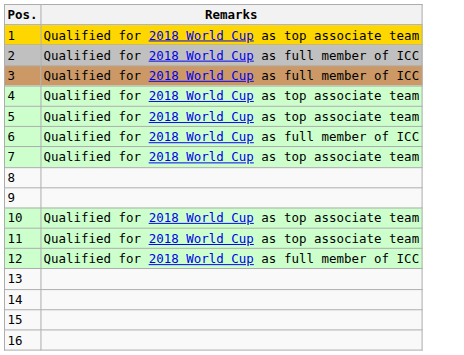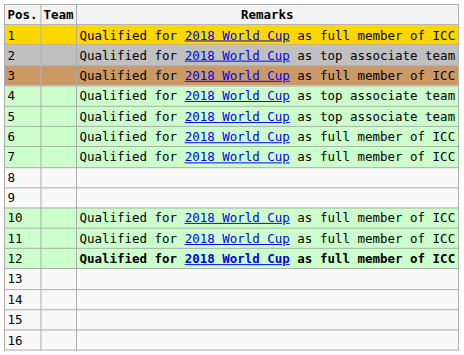+ column: (58, 15)
(231, 35) Qualified for 2018 World Cup as top associate team -> (267, 35) Qualified for 2018 World Cup as full member of ICC
(231, 55) Qualified for 2018 World Cup as full member of ICC -> (267, 55) Qualified for 2018 World Cup as top associate team
(231, 157) Qualified for 2018 World Cup as top associate team -> (267, 157) Qualified for 2018 World Cup as full member of ICC
(231, 218) Qualified for 2018 World Cup as top associate team -> (267, 218) Qualified for 2018 World Cup as full member of ICC
(231, 238) Qualified for 2018 World Cup as top associate team -> (267, 238) Qualified for 2018 World Cup as full member of ICC
(231, 259) normal -> (267, 259) bold
